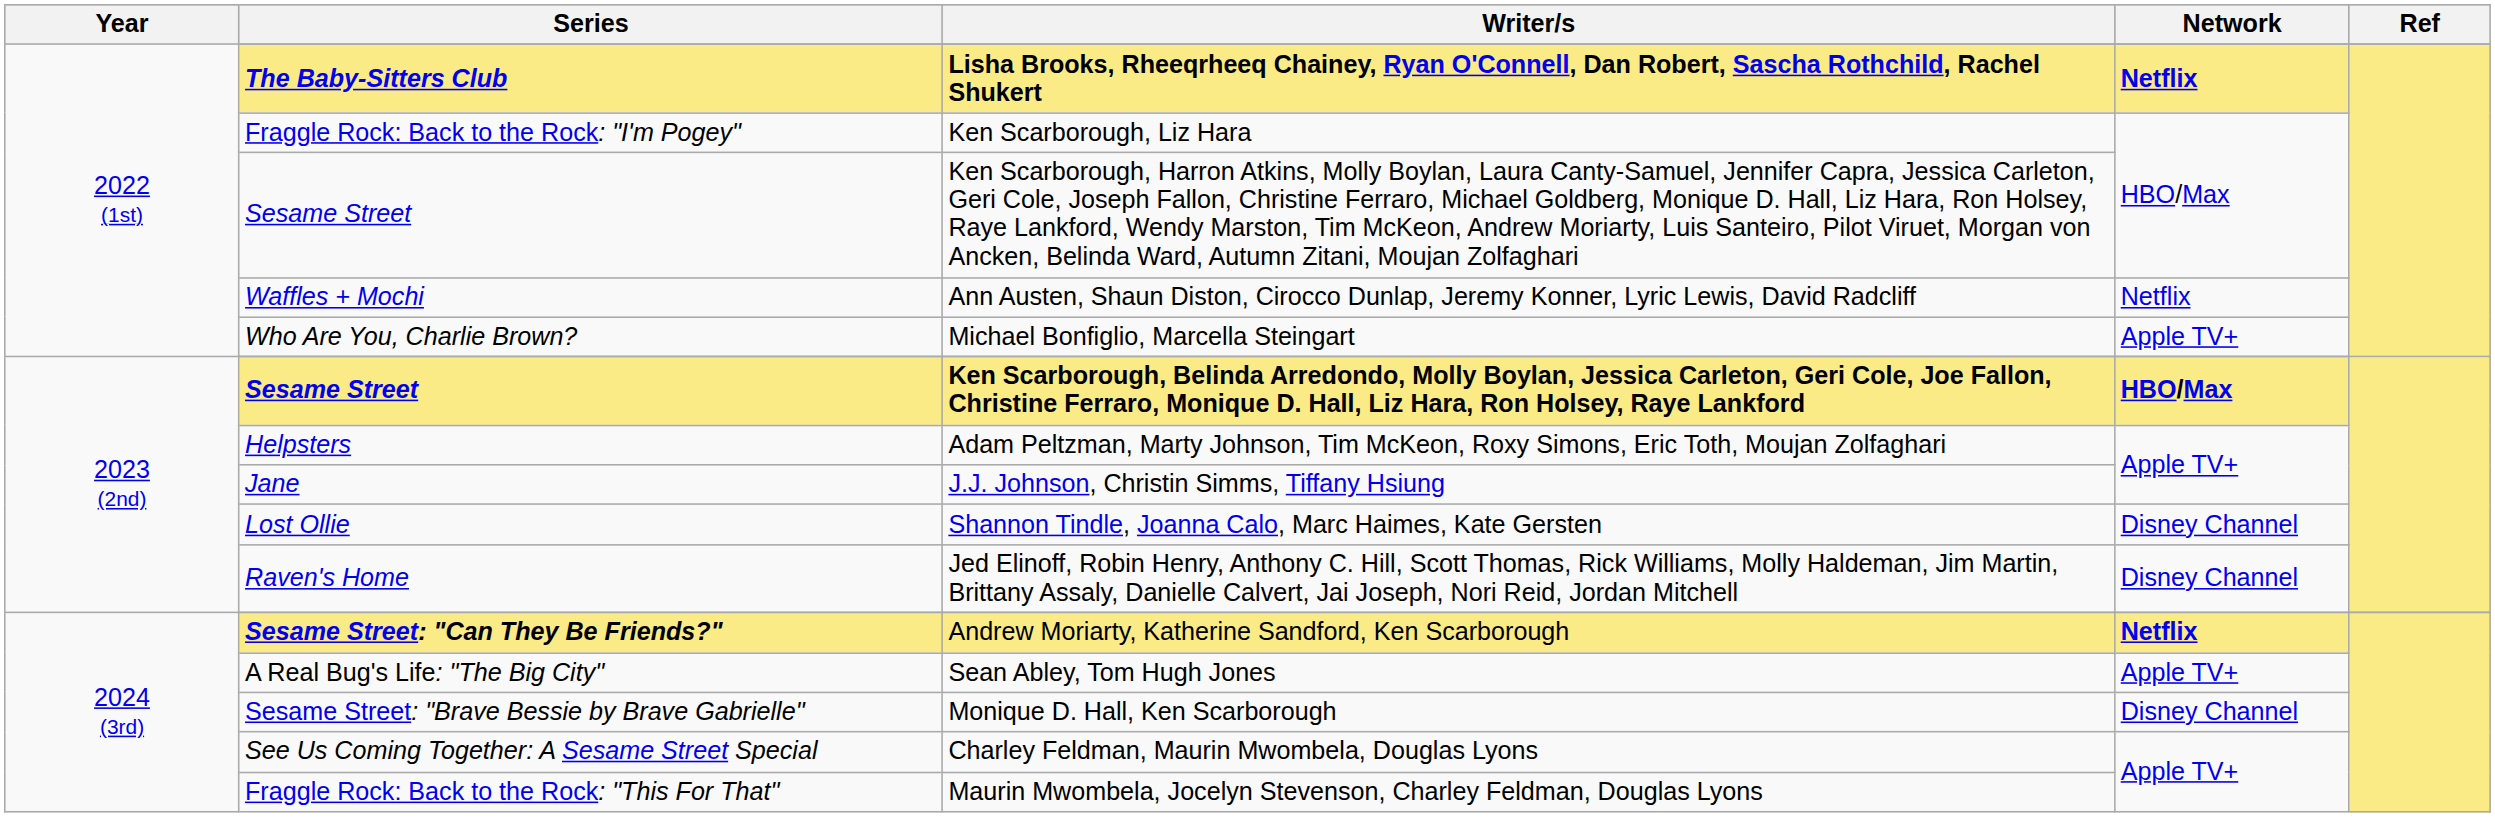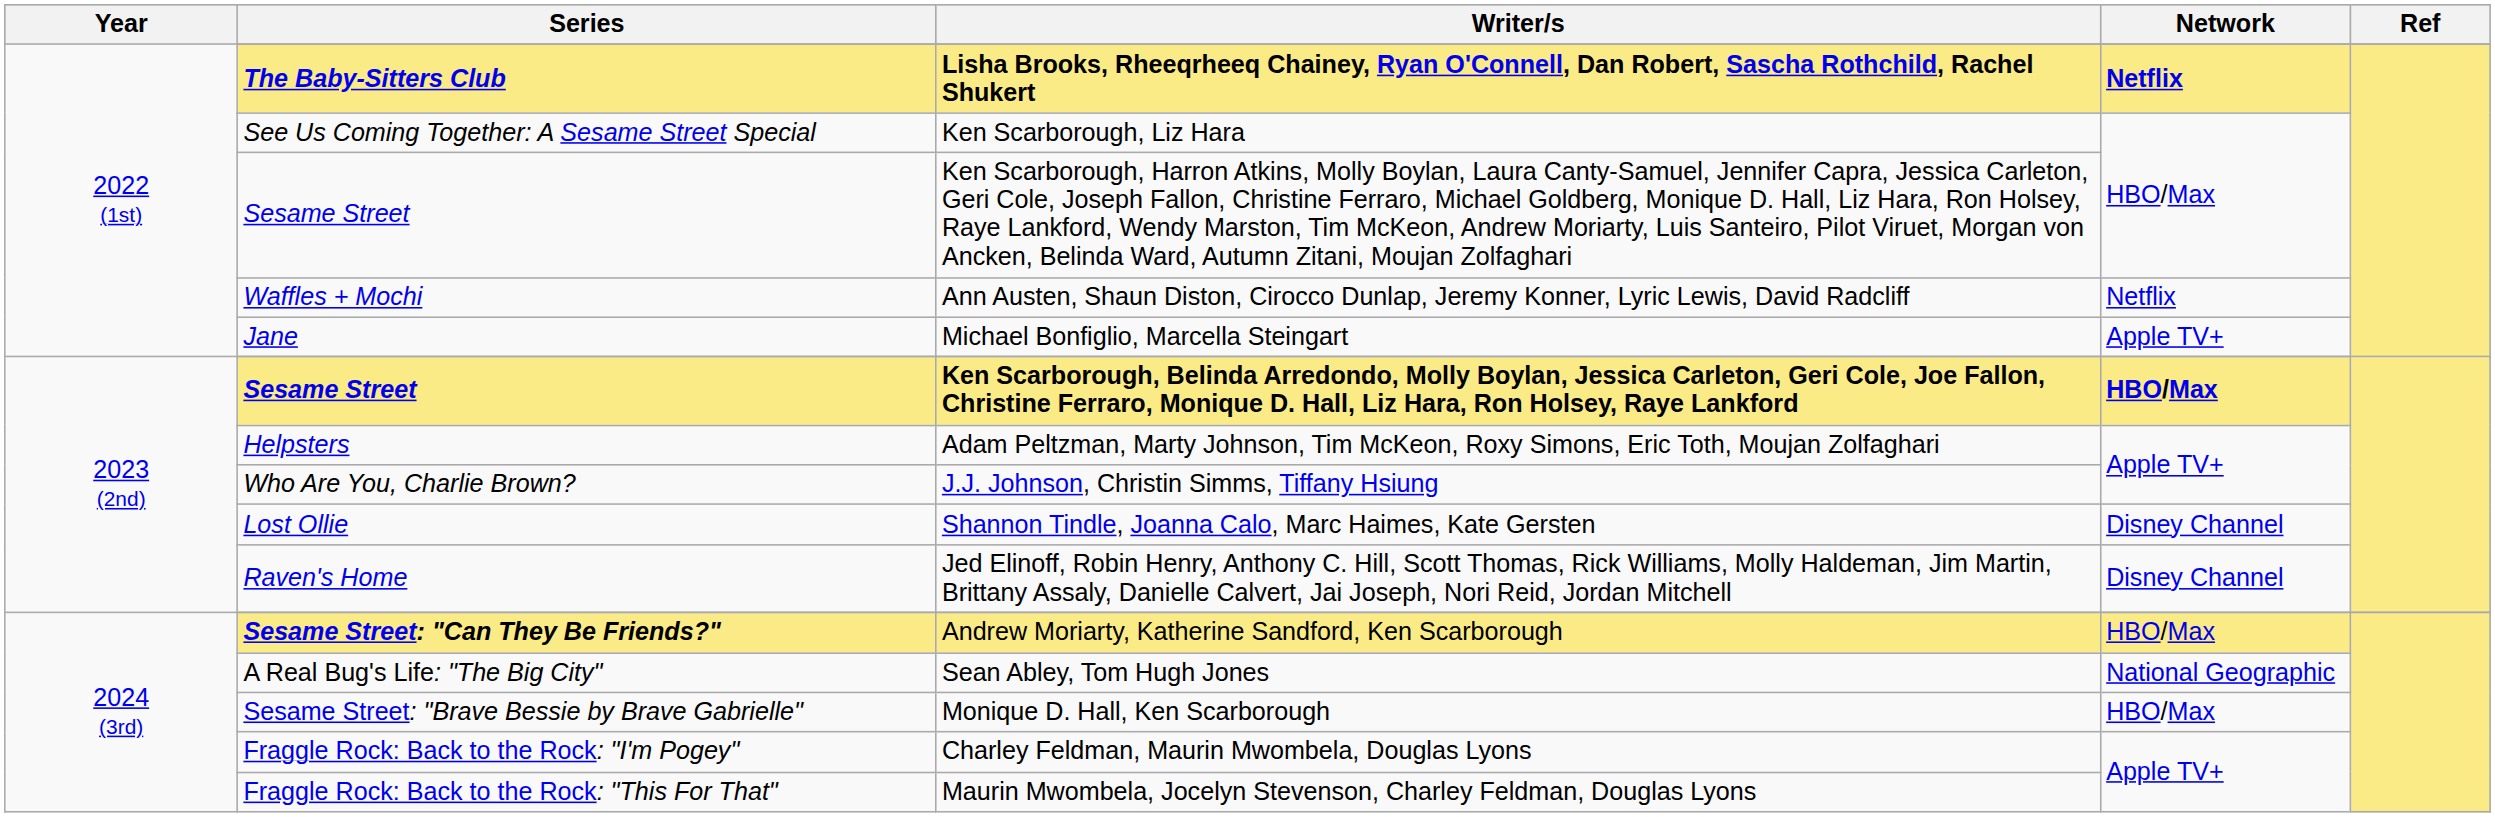(493, 132) Fraggle Rock: Back to the Rock: "I'm Pogey" -> (530, 132) See Us Coming Together: A Sesame Street Special
(411, 336) Who Are You, Charlie Brown? -> (271, 336) Jane
(272, 484) Jane -> (410, 484) Who Are You, Charlie Brown?
(2159, 632) Netflix -> (2161, 632) HBO/Max
(2180, 672) Apple TV+ -> (2221, 672) National Geographic
(2209, 711) Disney Channel -> (2161, 711) HBO/Max
(531, 751) See Us Coming Together: A Sesame Street Special -> (491, 751) Fraggle Rock: Back to the Rock: "I'm Pogey"
